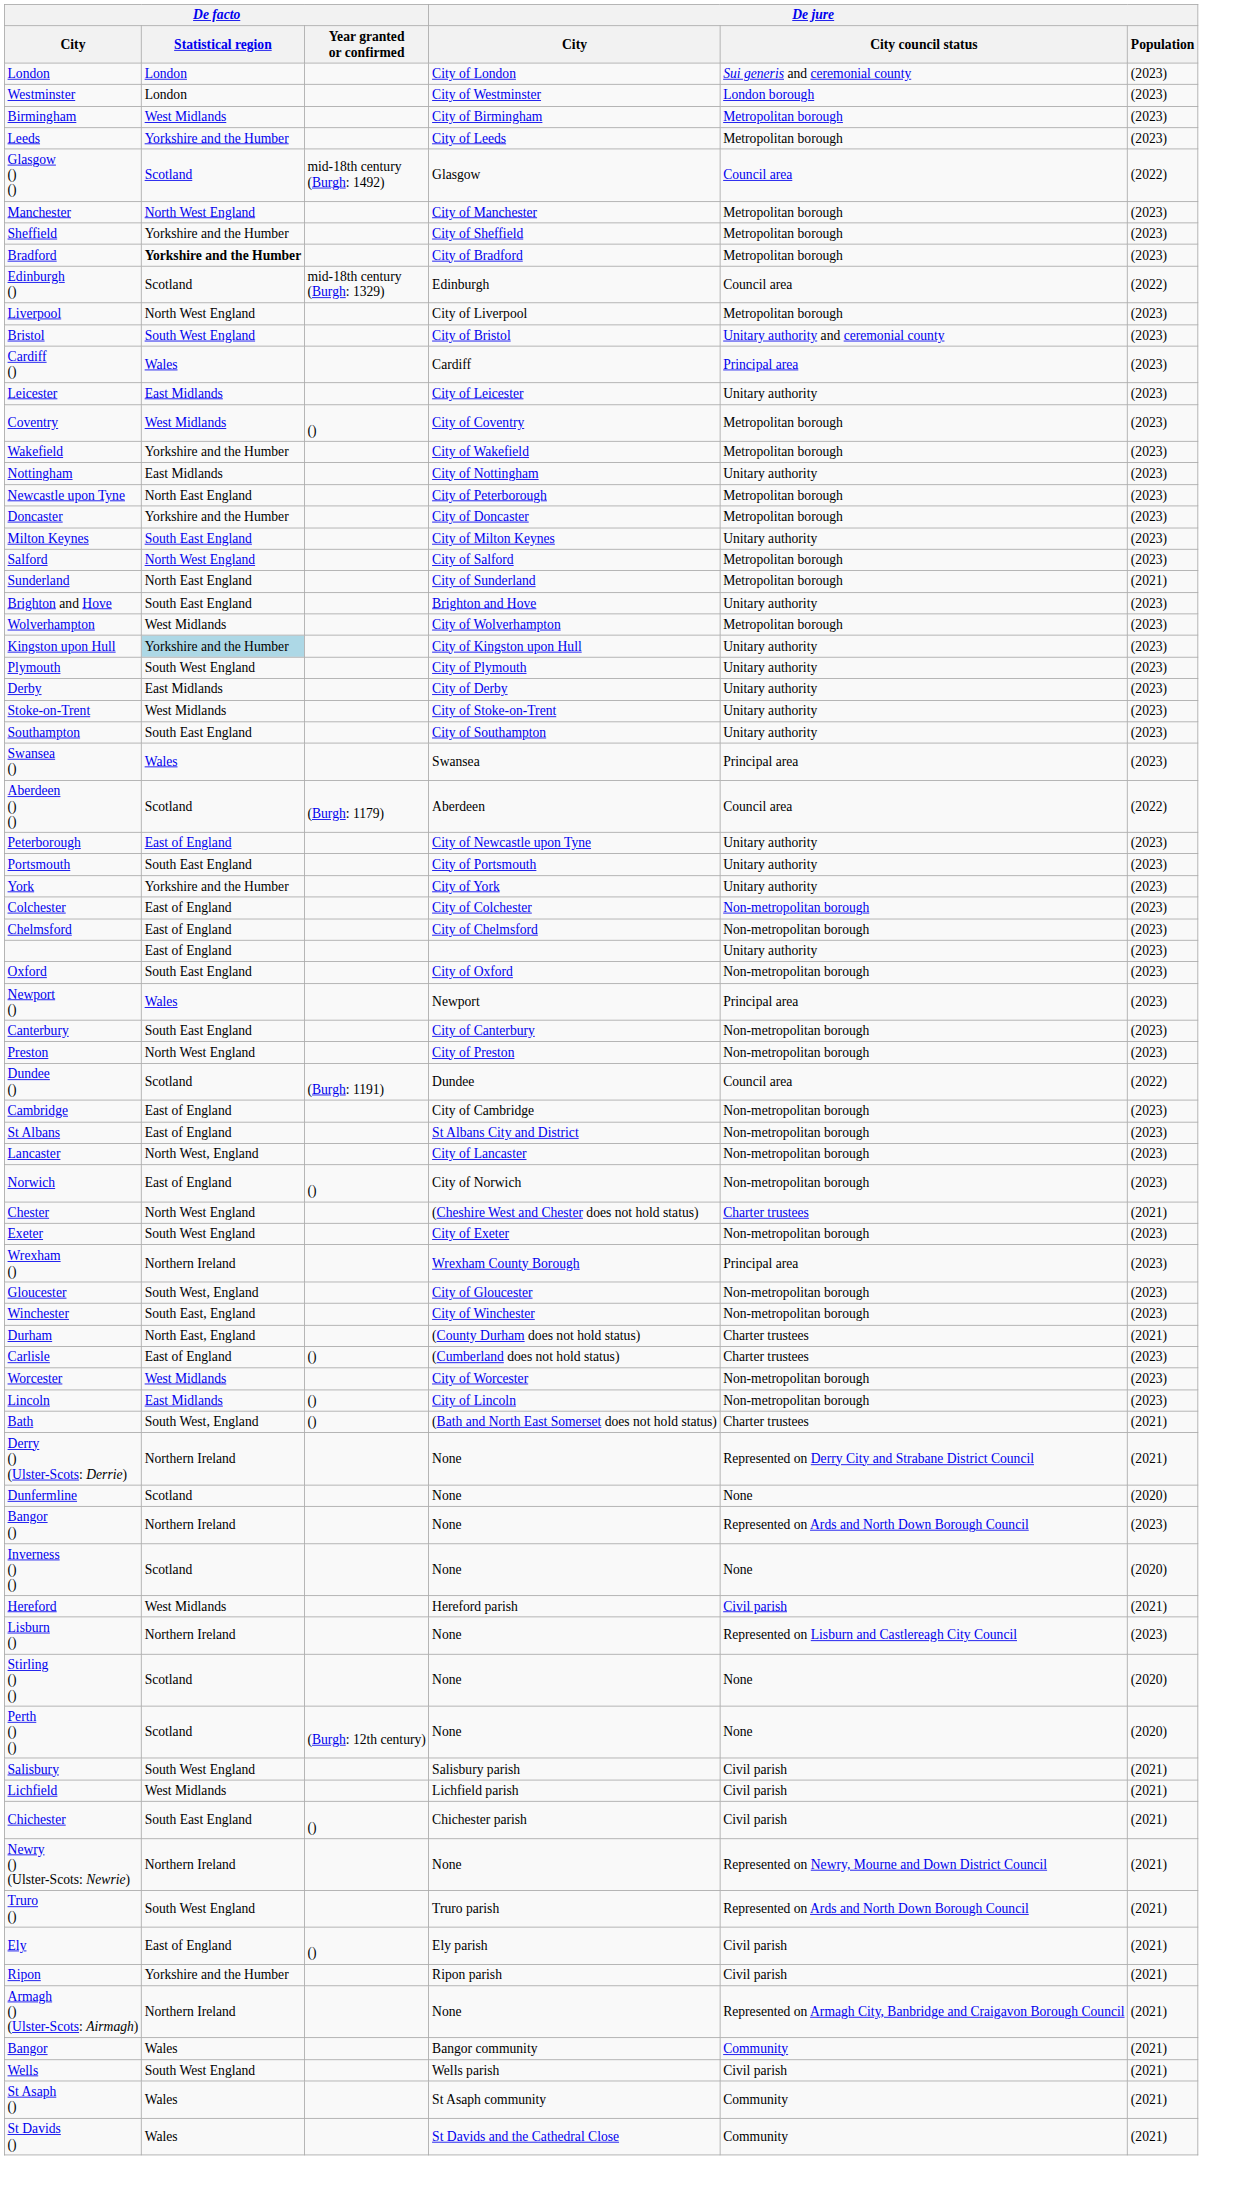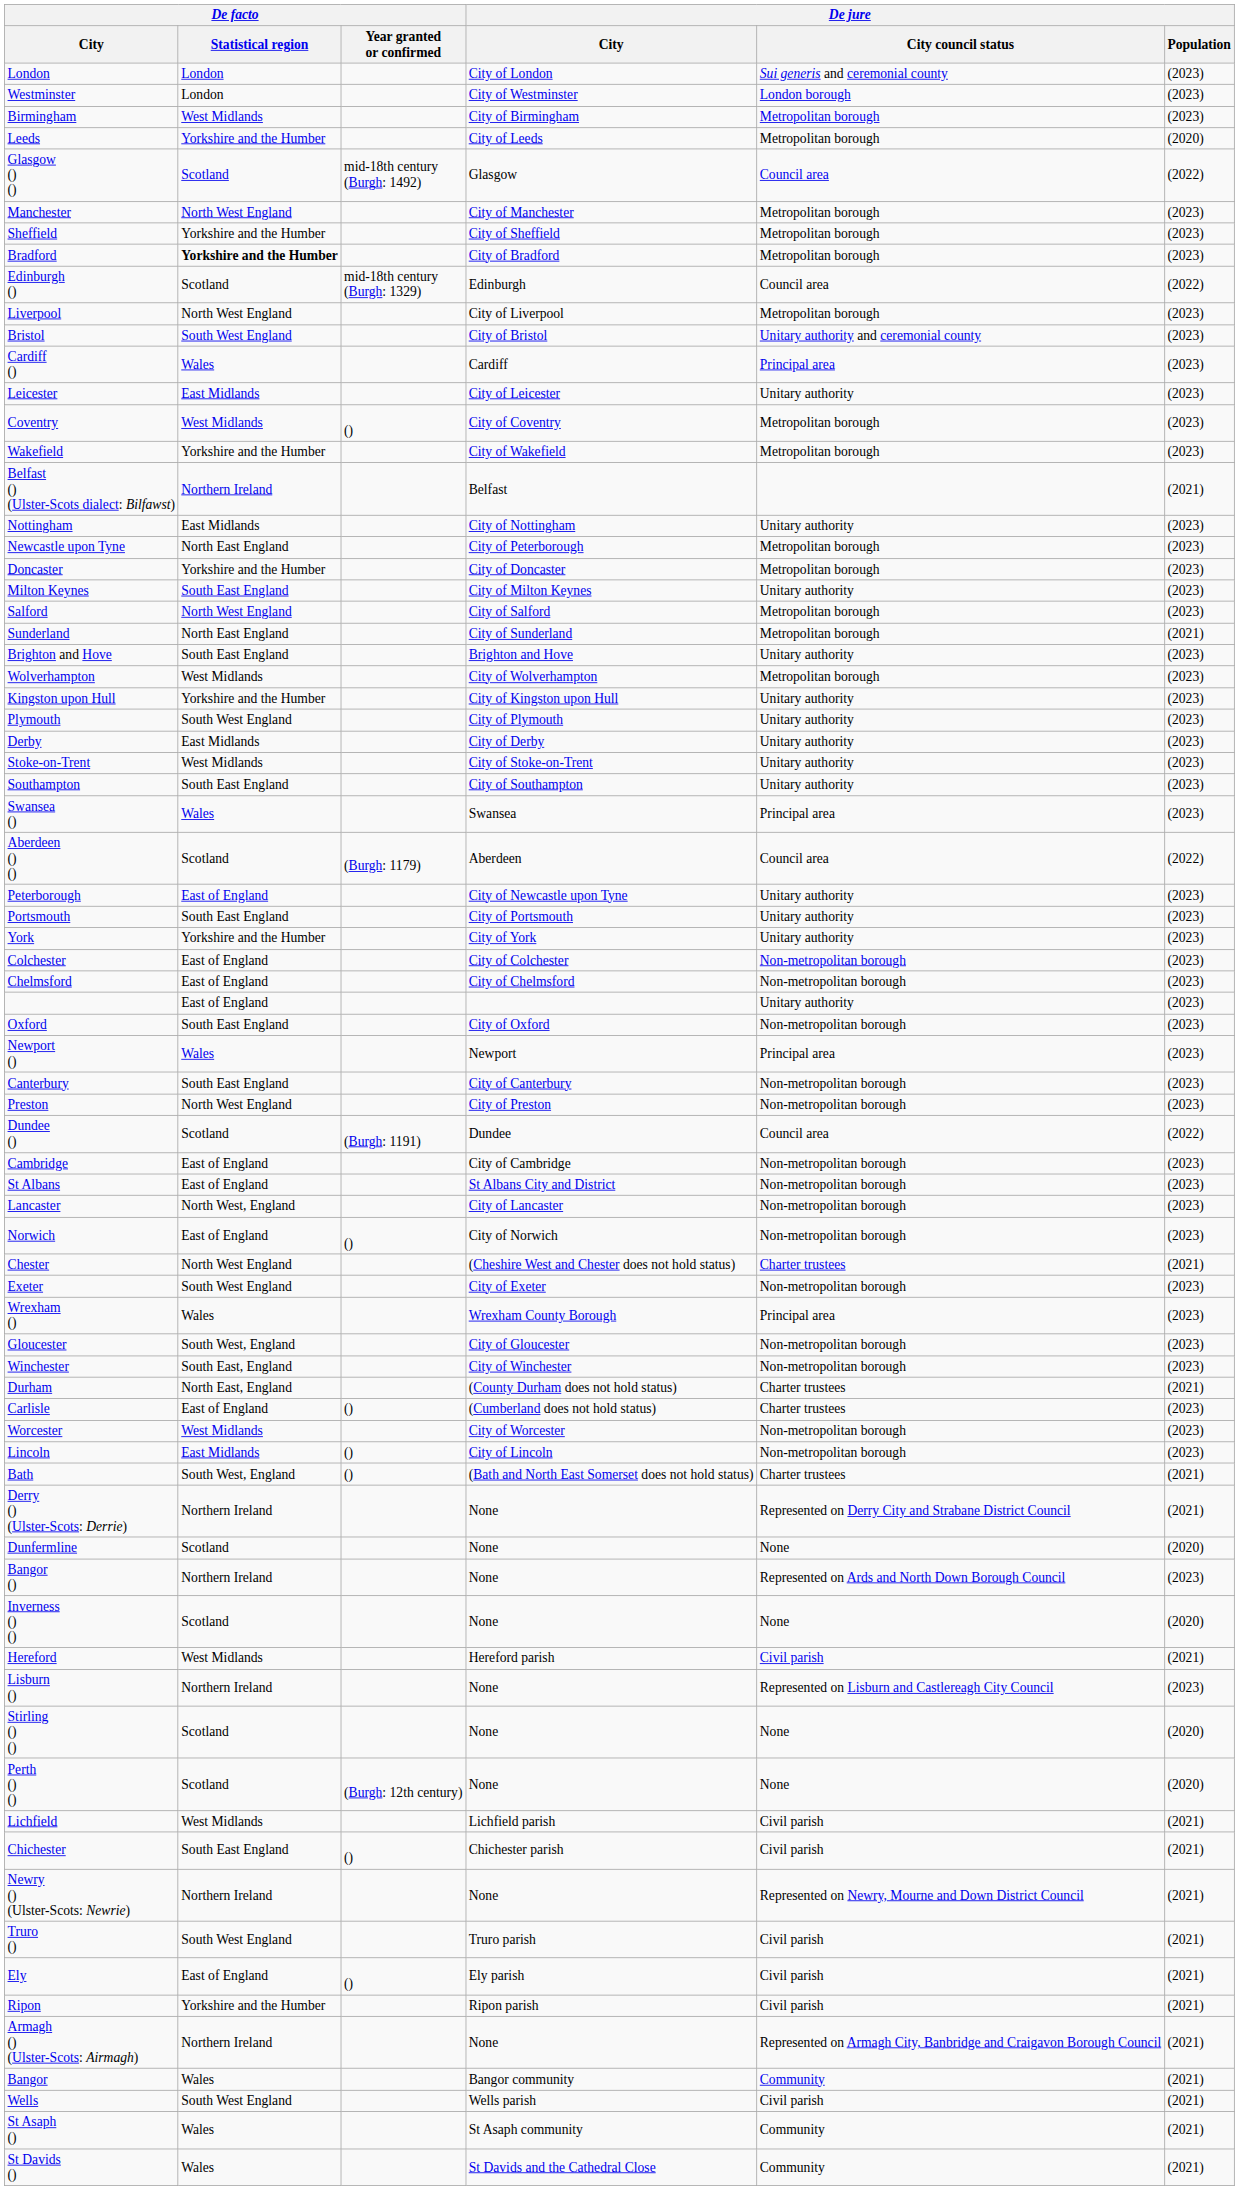(1149, 138) (2023) -> (1186, 138) (2020)
+ row: (91, 489)
(217, 646) lightblue background -> (253, 698) no background
(190, 1263) Northern Ireland -> (198, 1315) Wales
- row: (33, 1769)
(876, 1908) Represented on Ards and North Down Borough Council -> (792, 1939) Civil parish
